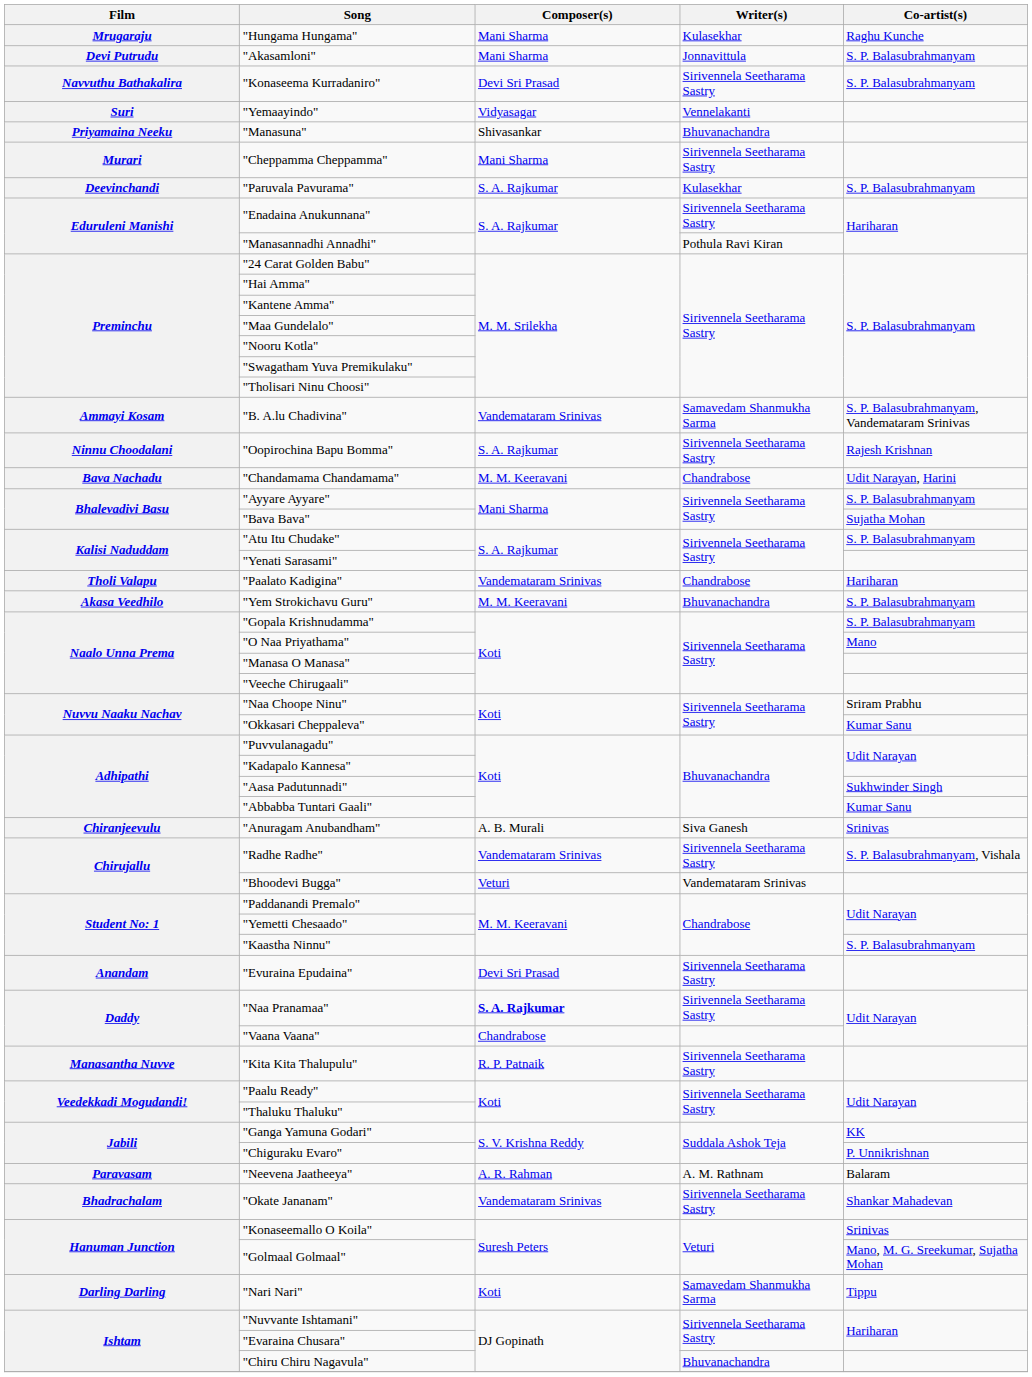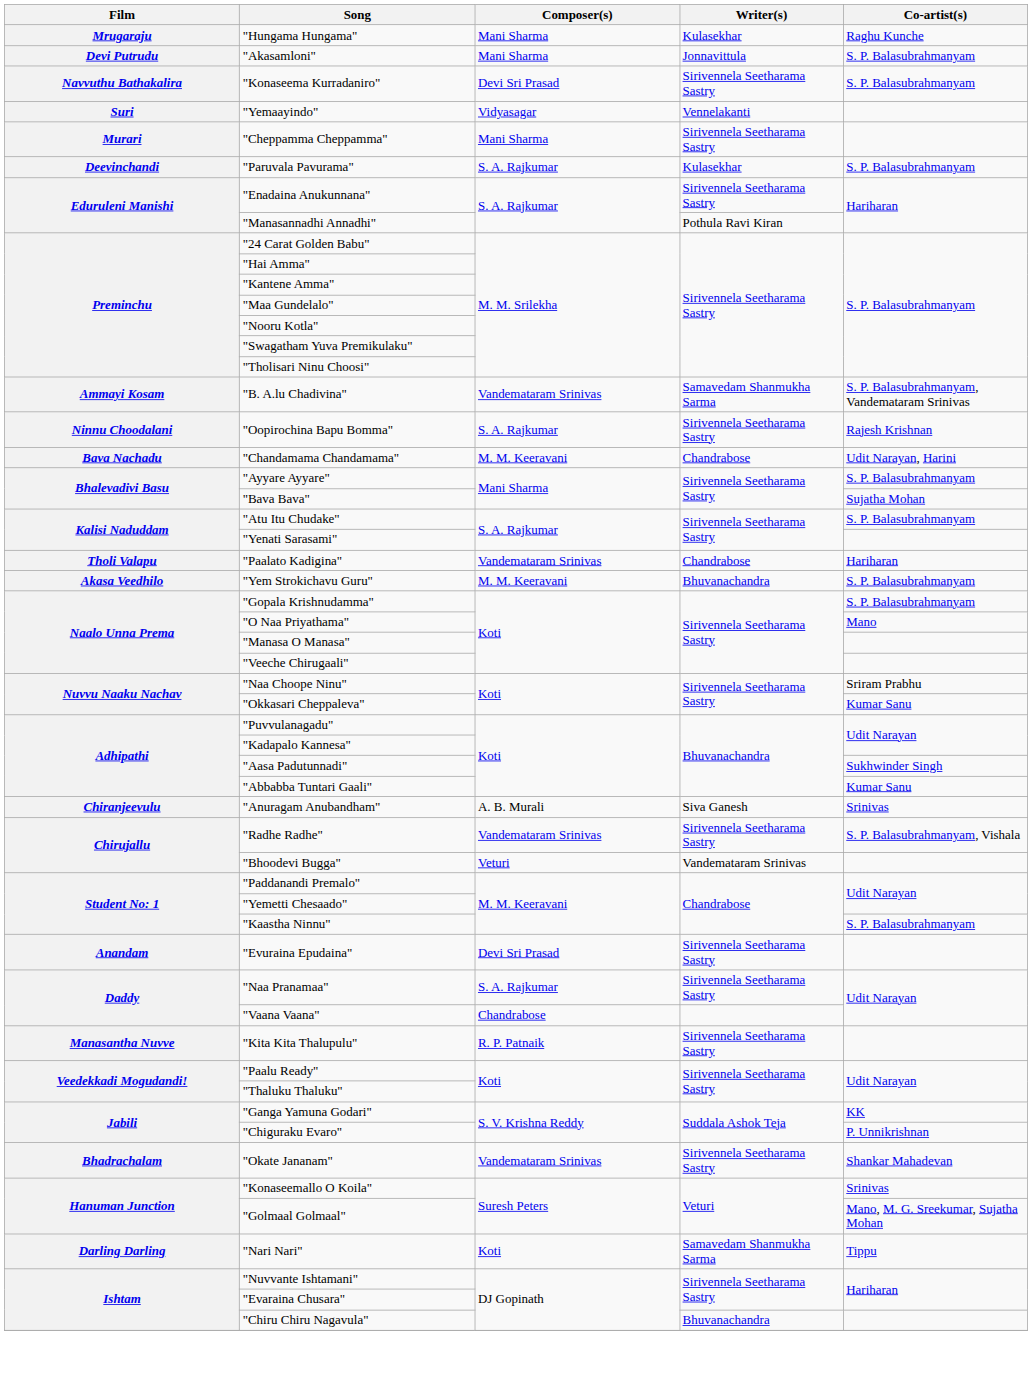- row: (275, 132)
(521, 1007) bold -> (518, 987) normal
- row: (297, 1173)
